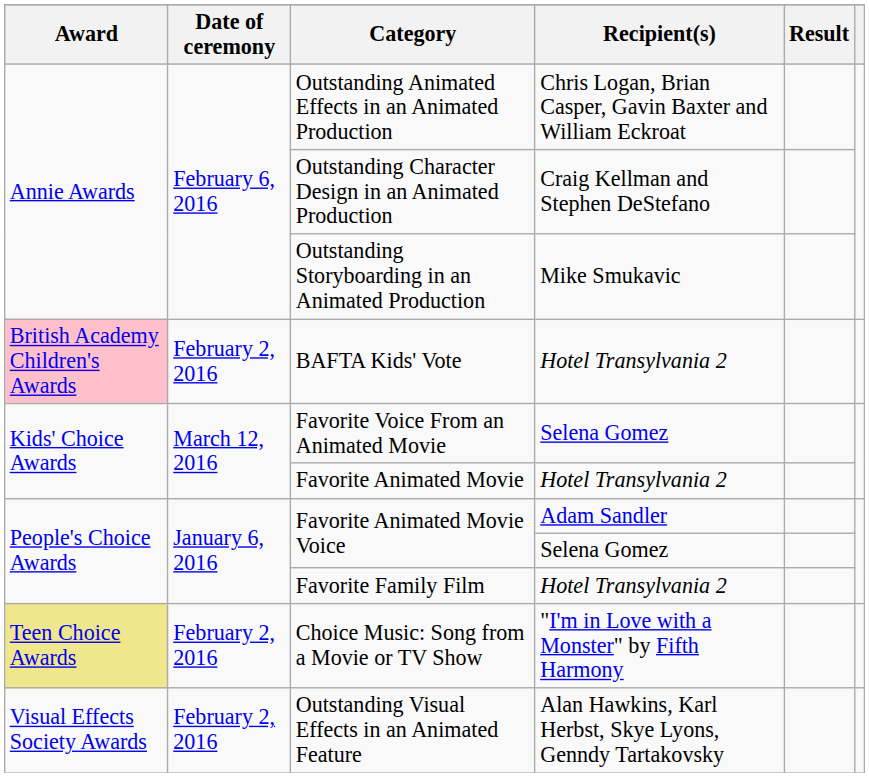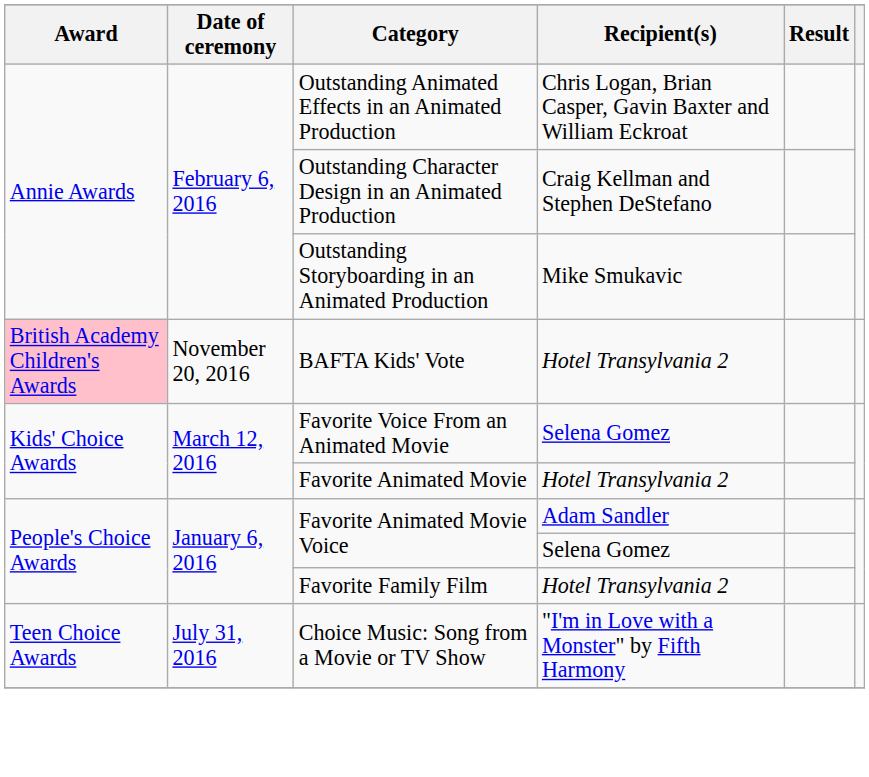(224, 360) February 2, 2016 -> (219, 360) November 20, 2016
(65, 645) khaki background -> (65, 645) no background
(224, 645) February 2, 2016 -> (207, 645) July 31, 2016
- row: (397, 730)
